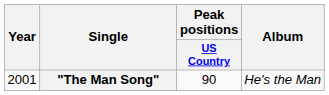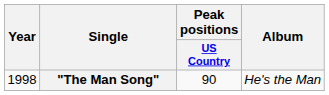(22, 80) 2001 -> (22, 80) 1998
